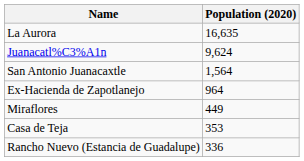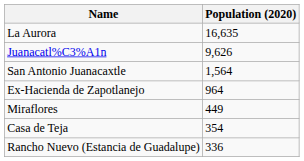(219, 52) 9,624 -> (219, 52) 9,626
(214, 128) 353 -> (214, 128) 354
